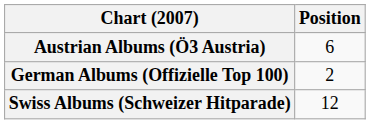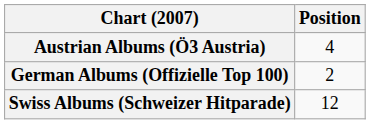(330, 47) 6 -> (330, 47) 4
